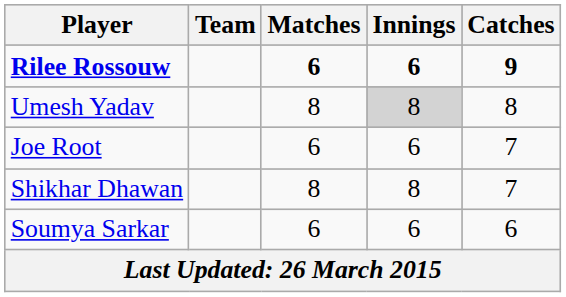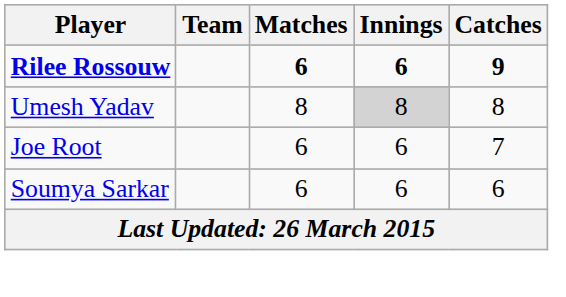- row: (97, 188)
